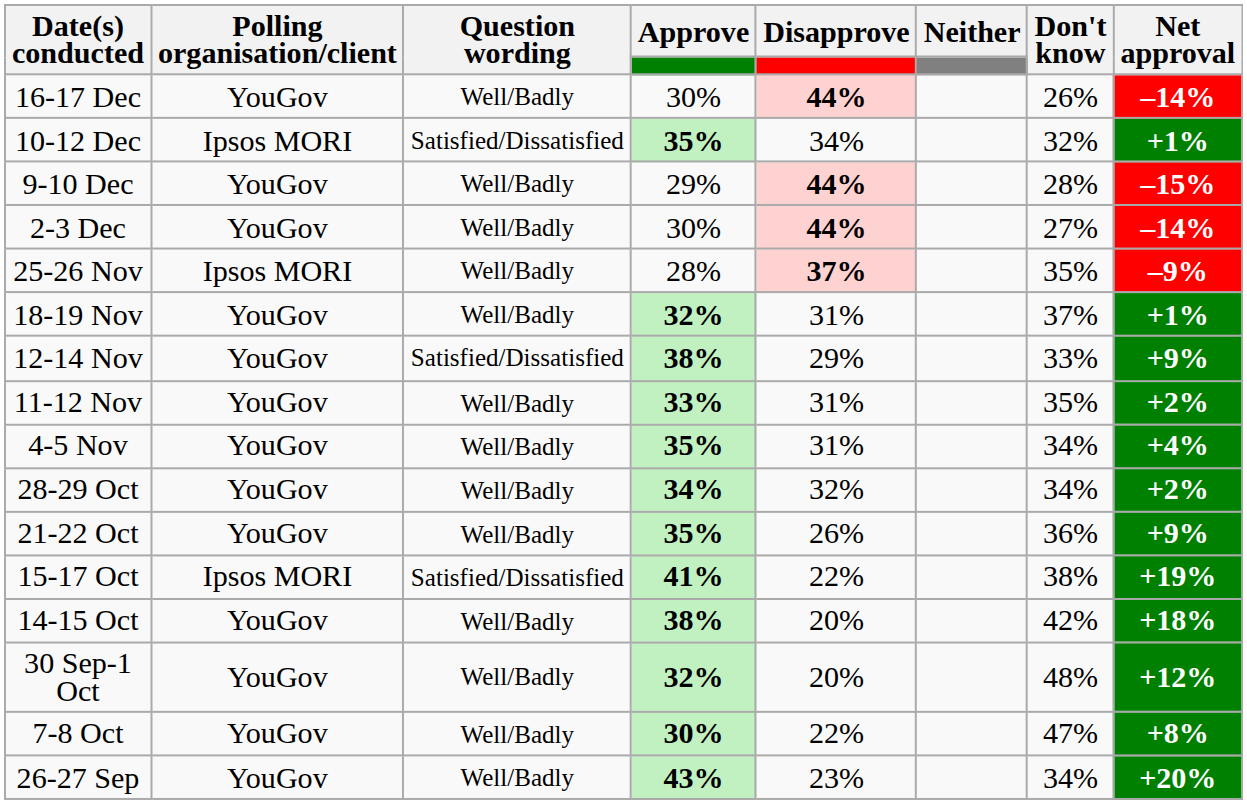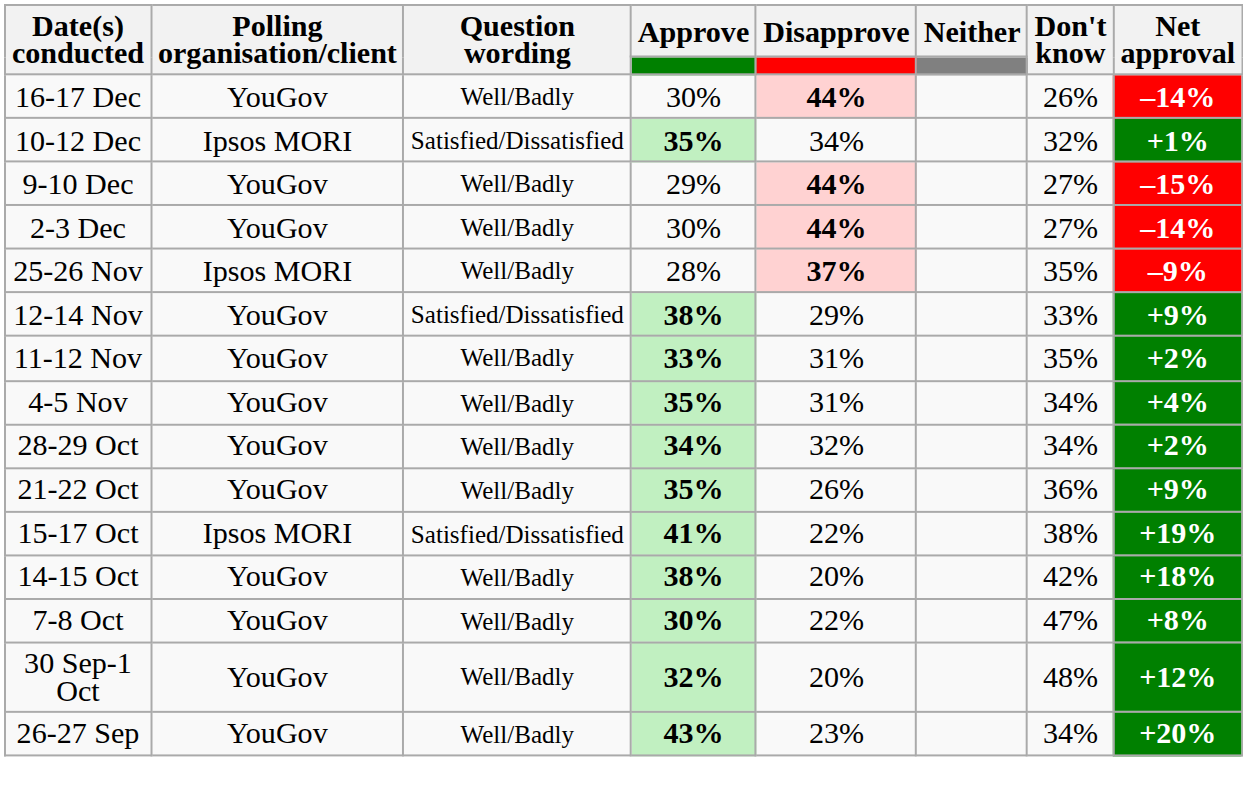(1070, 183) 28% -> (1070, 183) 27%
- row: (78, 314)
rows swapped: (78, 733) <-> (78, 676)
